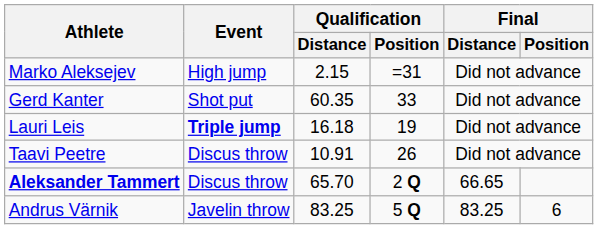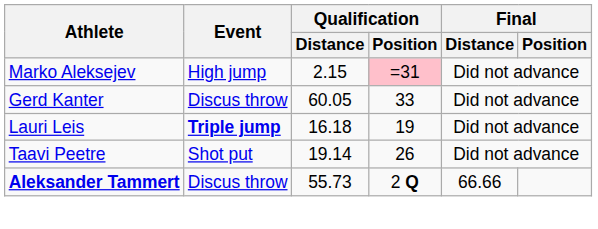(407, 72) no background -> (405, 72) pink background
(220, 100) Shot put -> (238, 100) Discus throw
(332, 100) 60.35 -> (330, 100) 60.05
(238, 155) Discus throw -> (220, 155) Shot put
(332, 155) 10.91 -> (330, 155) 19.14
(332, 182) 65.70 -> (330, 182) 55.73
(482, 182) 66.65 -> (480, 182) 66.66
- row: (63, 210)
